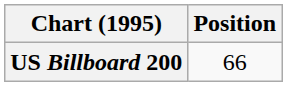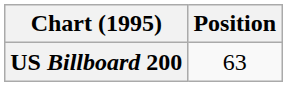(235, 61) 66 -> (235, 61) 63
